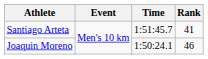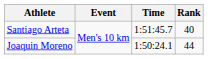(189, 29) 41 -> (189, 29) 40
(189, 46) 46 -> (189, 46) 44
